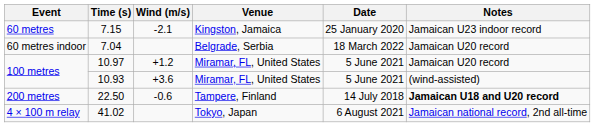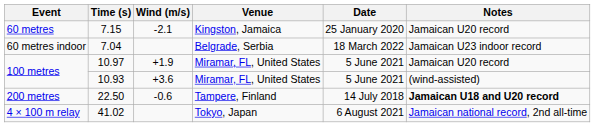(475, 29) Jamaican U23 indoor record -> (459, 29) Jamaican U20 record
(459, 46) Jamaican U20 record -> (475, 46) Jamaican U23 indoor record
(163, 63) +1.2 -> (163, 63) +1.9
